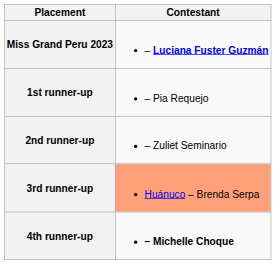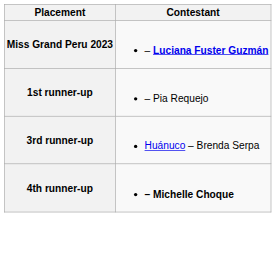- row: (60, 140)
(193, 194) lightsalmon background -> (193, 146) no background
